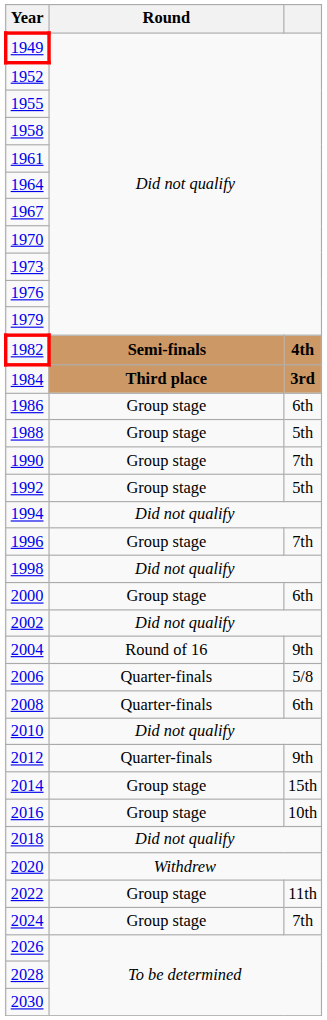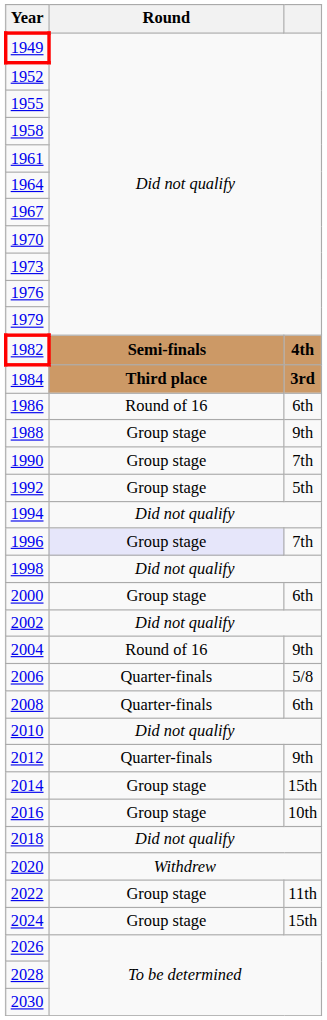(166, 406) Group stage -> (166, 406) Round of 16
(303, 433) 5th -> (303, 433) 9th
(166, 541) no background -> (166, 541) lavender background
(303, 921) 7th -> (303, 921) 15th
